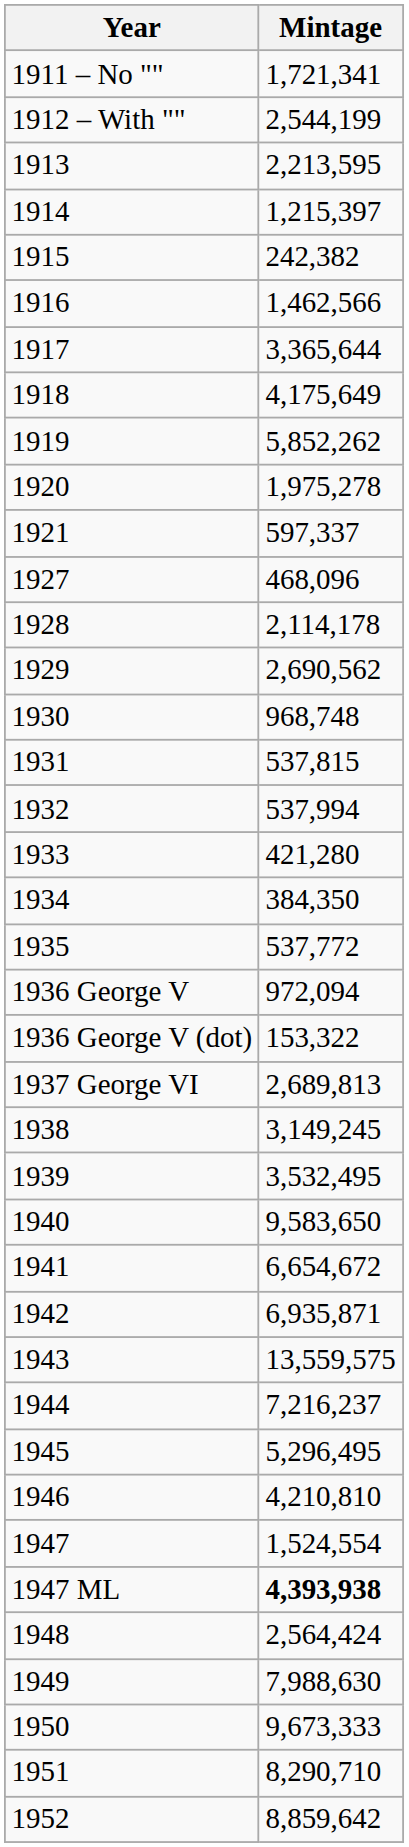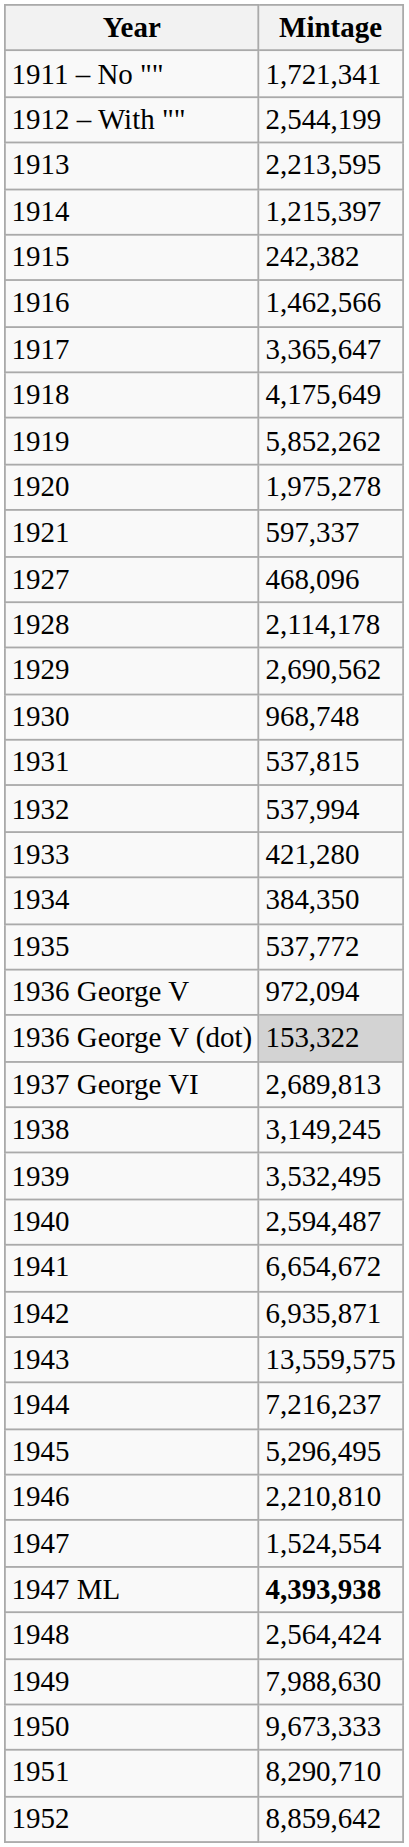(323, 348) 3,365,644 -> (323, 348) 3,365,647
(312, 1037) no background -> (312, 1037) lightgrey background
(323, 1221) 9,583,650 -> (323, 1221) 2,594,487
(323, 1497) 4,210,810 -> (323, 1497) 2,210,810
